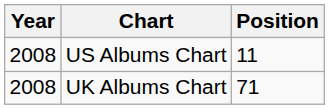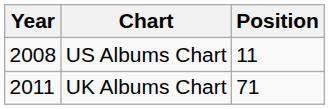(33, 87) 2008 -> (32, 87) 2011
